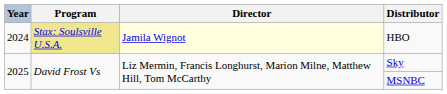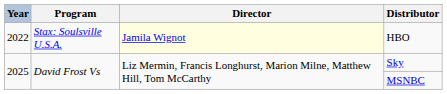(18, 38) 2024 -> (18, 38) 2022
(68, 38) khaki background -> (68, 38) no background
